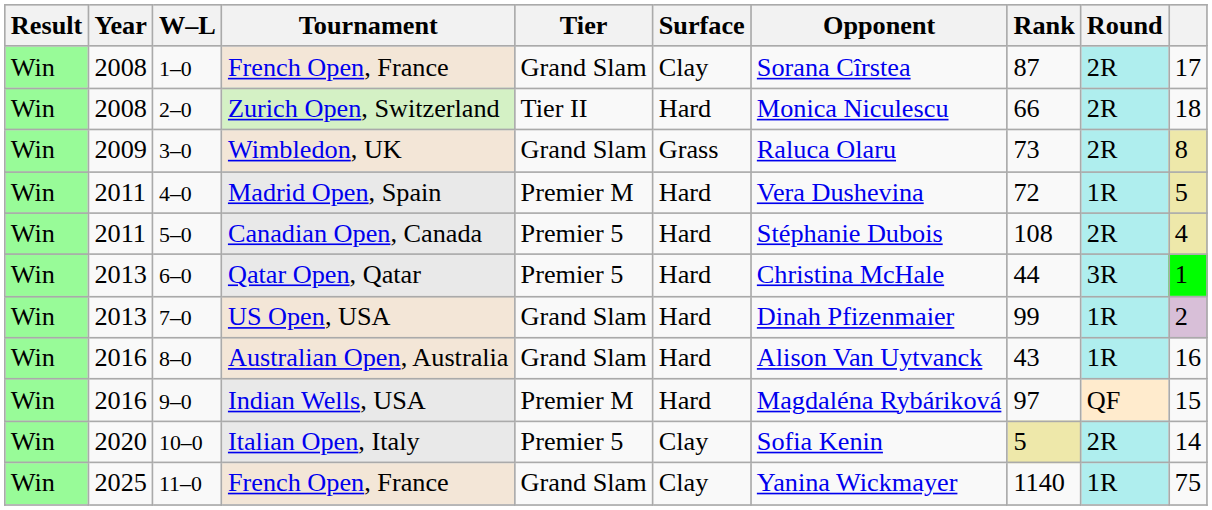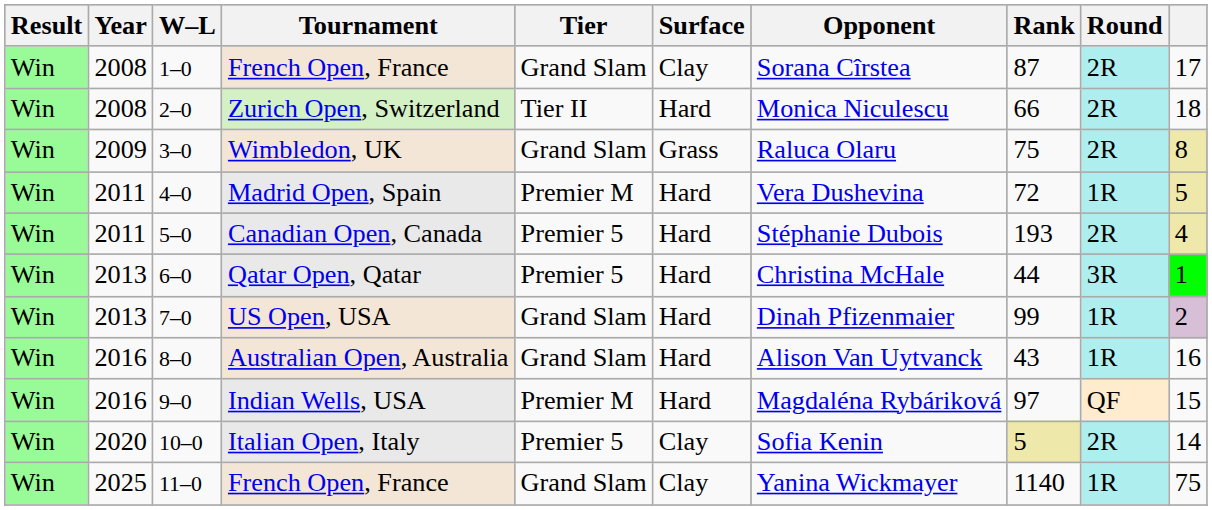(1027, 150) 73 -> (1027, 150) 75
(1033, 233) 108 -> (1033, 233) 193
